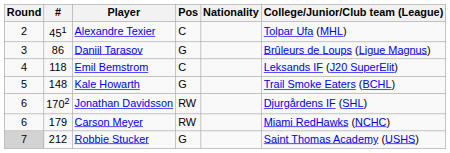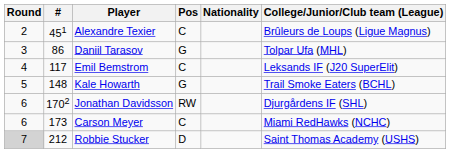(305, 31) Tolpar Ufa (MHL) -> (347, 31) Brûleurs de Loups (Ligue Magnus)
(347, 50) Brûleurs de Loups (Ligue Magnus) -> (305, 50) Tolpar Ufa (MHL)
(58, 67) 118 -> (58, 67) 117
(58, 122) 179 -> (58, 122) 173
(187, 122) RW -> (182, 122) C
(182, 139) G -> (182, 139) D
